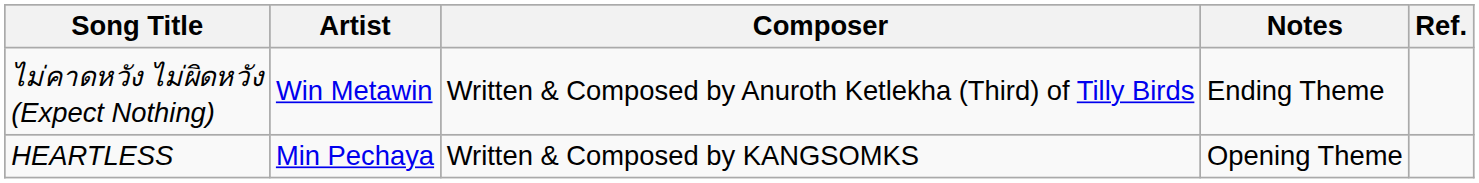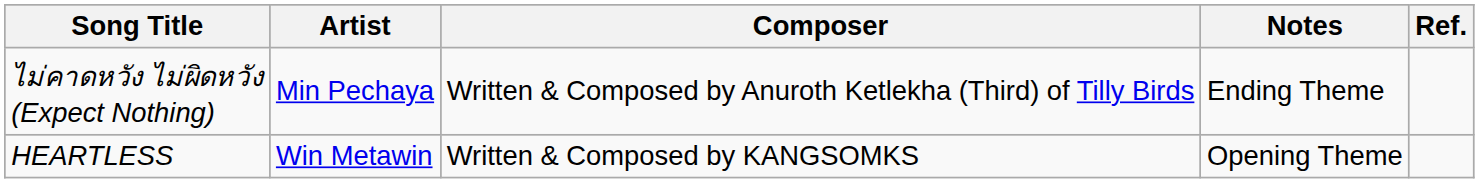(354, 90) Win Metawin -> (355, 90) Min Pechaya
(355, 155) Min Pechaya -> (354, 155) Win Metawin
